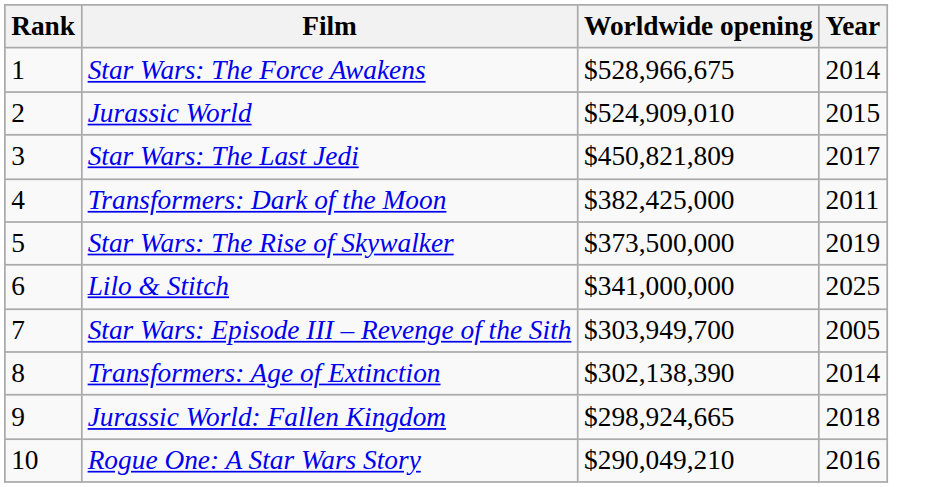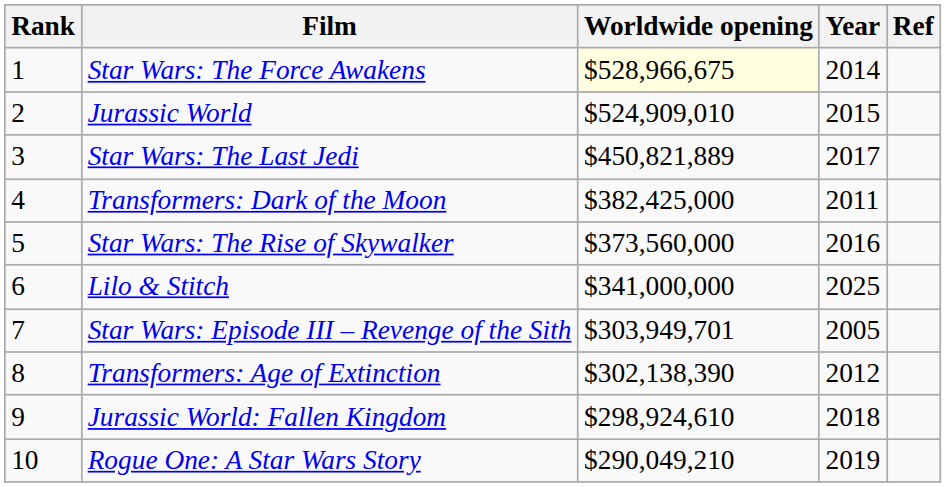+ column: (913, 26)
(659, 69) no background -> (659, 69) lightyellow background
(659, 156) $450,821,809 -> (659, 156) $450,821,889
(659, 243) $373,500,000 -> (659, 243) $373,560,000
(853, 243) 2019 -> (853, 243) 2016
(659, 329) $303,949,700 -> (659, 329) $303,949,701
(853, 373) 2014 -> (853, 373) 2012
(659, 416) $298,924,665 -> (659, 416) $298,924,610
(853, 460) 2016 -> (853, 460) 2019
